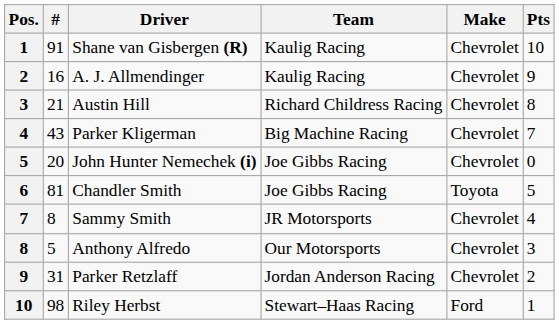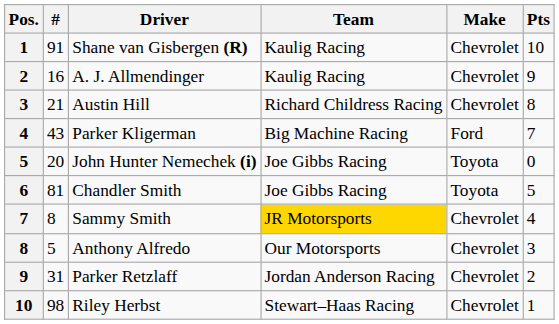(485, 133) Chevrolet -> (467, 133) Ford
(485, 161) Chevrolet -> (474, 161) Toyota
(318, 218) no background -> (318, 218) gold background
(467, 304) Ford -> (485, 304) Chevrolet
